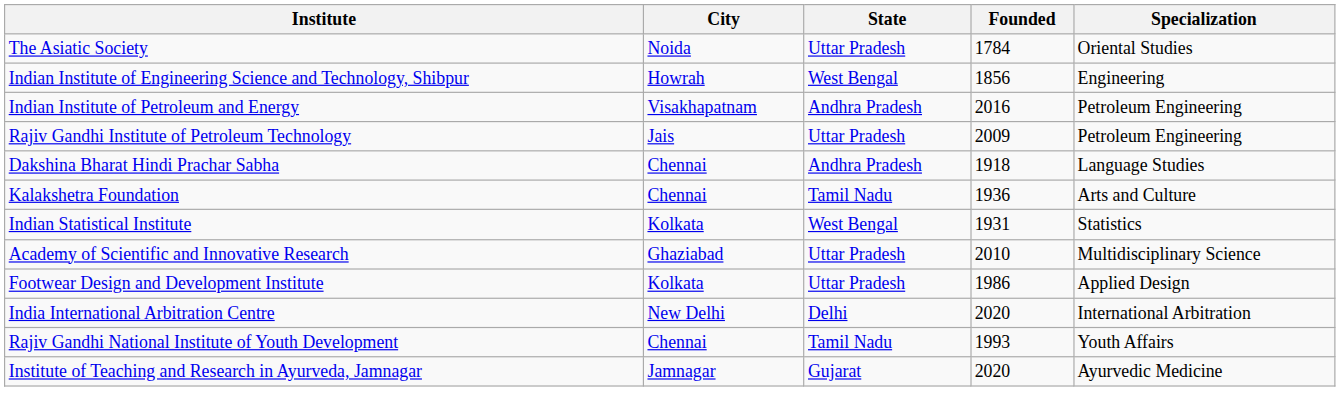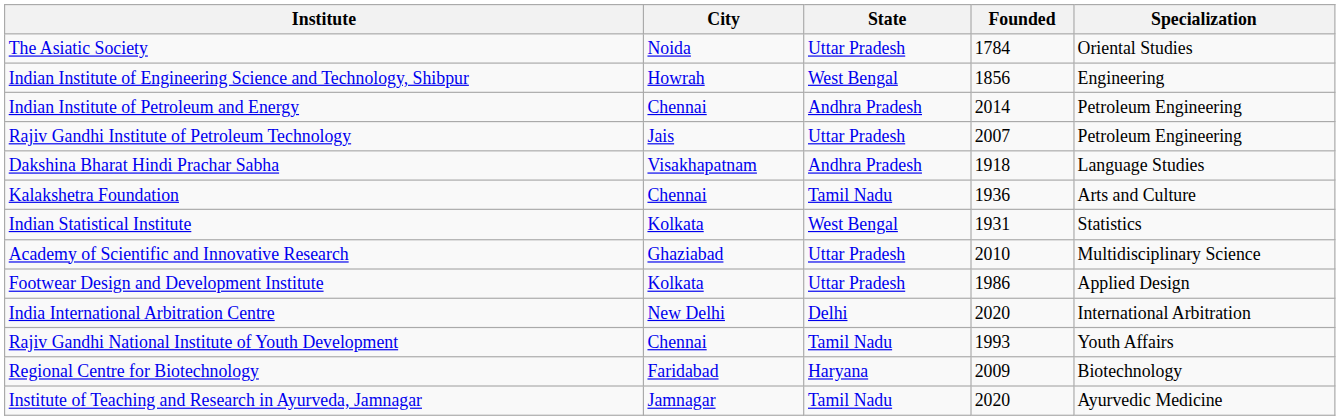(702, 107) Visakhapatnam -> (677, 107) Chennai
(992, 107) 2016 -> (992, 107) 2014
(992, 136) 2009 -> (992, 136) 2007
(677, 165) Chennai -> (702, 165) Visakhapatnam
+ row: (134, 371)
(835, 371) Gujarat -> (850, 400) Tamil Nadu
